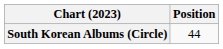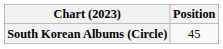(194, 33) 44 -> (194, 33) 45
